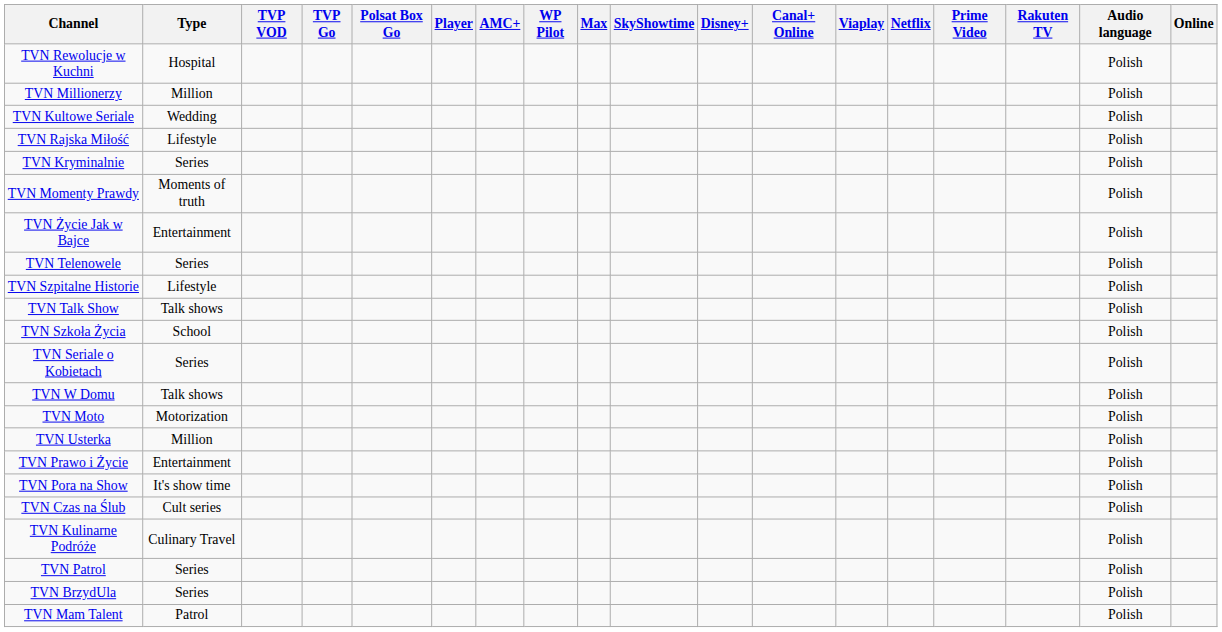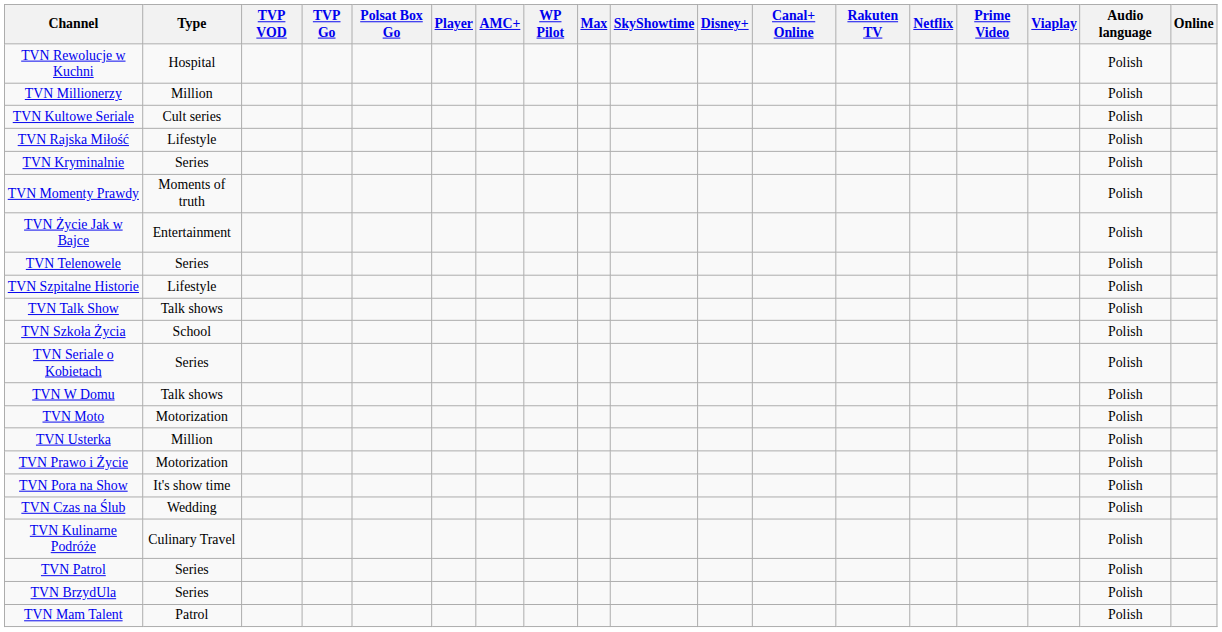columns swapped: (861, 24) <-> (1043, 24)
(192, 117) Wedding -> (192, 117) Cult series
(192, 462) Entertainment -> (192, 462) Motorization
(192, 508) Cult series -> (192, 508) Wedding
